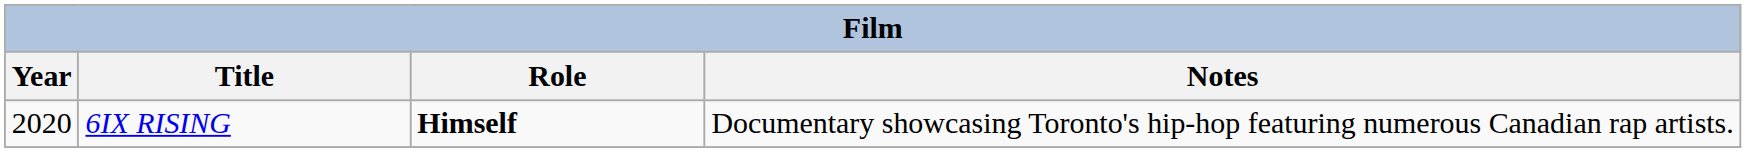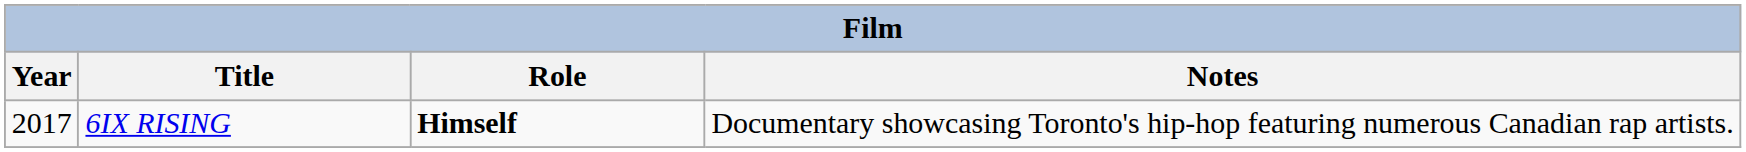(42, 123) 2020 -> (42, 123) 2017
